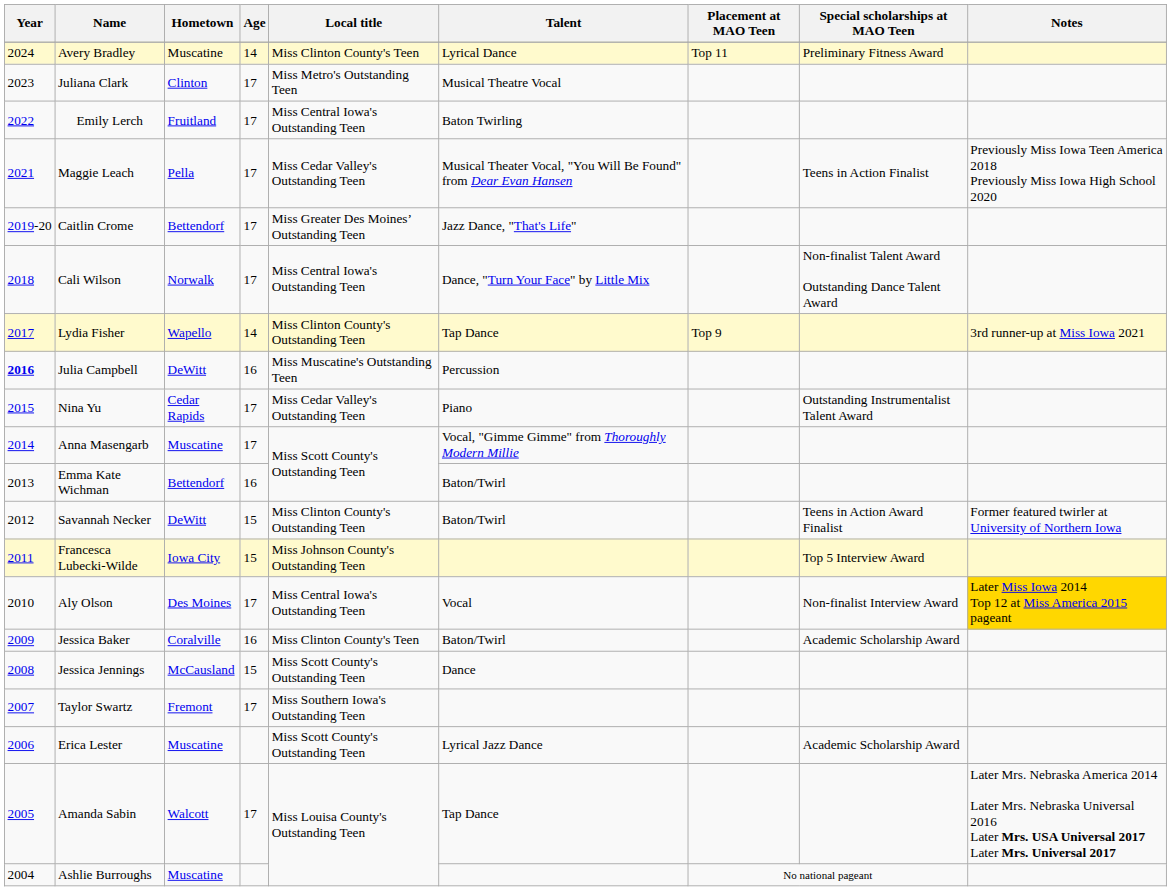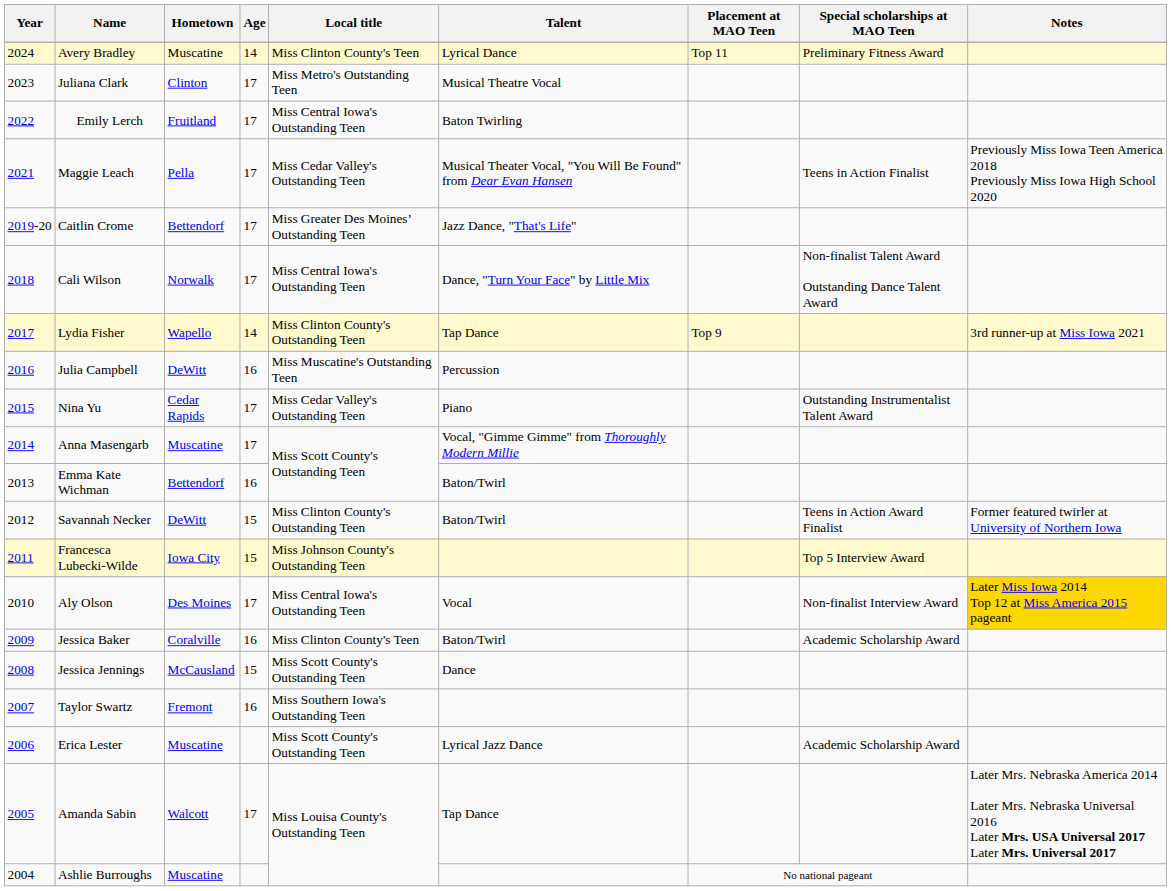(21, 370) bold -> (21, 370) normal
(250, 707) 17 -> (250, 707) 16
